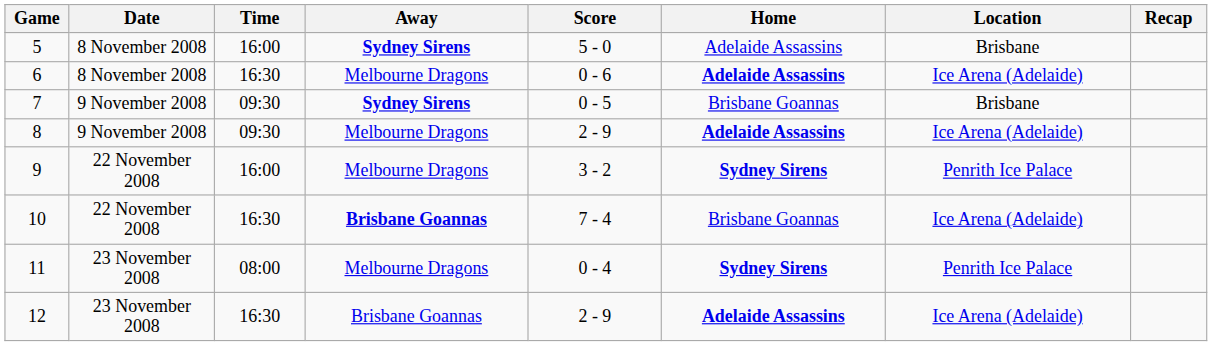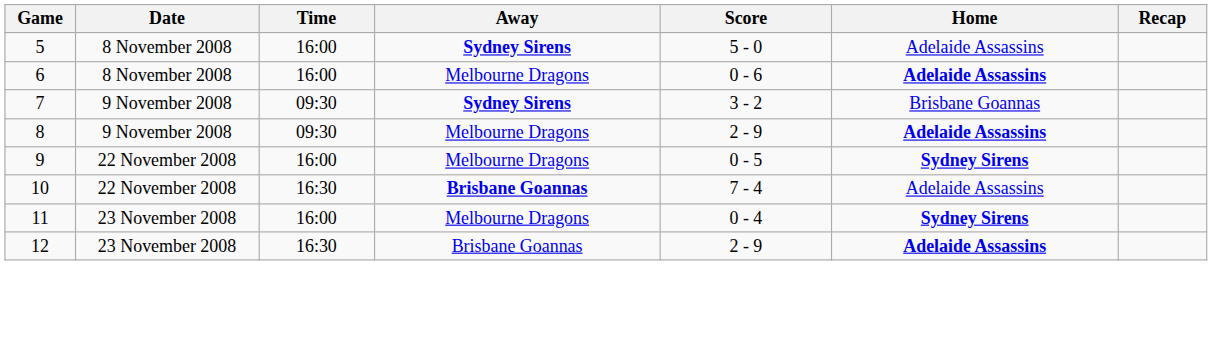- column: (1008, 18)
(260, 75) 16:30 -> (316, 75) 16:00
(595, 103) 0 - 5 -> (746, 103) 3 - 2
(595, 170) 3 - 2 -> (746, 160) 0 - 5
(773, 219) Brisbane Goannas -> (975, 189) Adelaide Assassins
(260, 268) 08:00 -> (316, 217) 16:00
